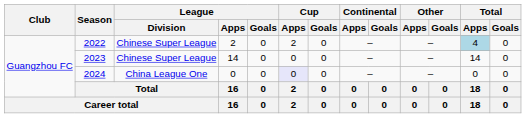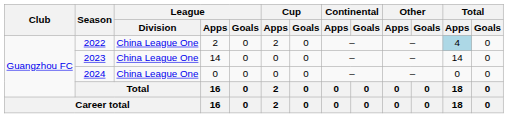(166, 43) Chinese Super League -> (157, 43) China League One
(166, 58) Chinese Super League -> (157, 58) China League One
(294, 74) lavender background -> (276, 74) no background
